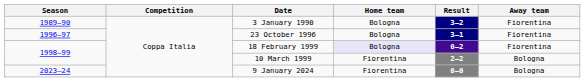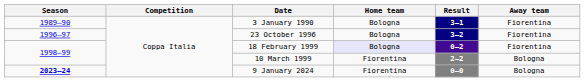(457, 23) 3–2 -> (457, 23) 3–1
(457, 35) 3–1 -> (457, 35) 3–2
(55, 71) normal -> (55, 71) bold
